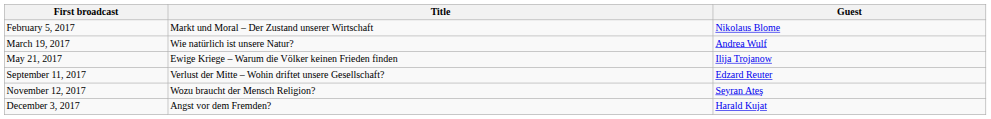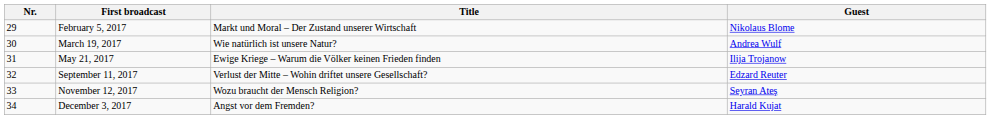+ column: (30, 12)
